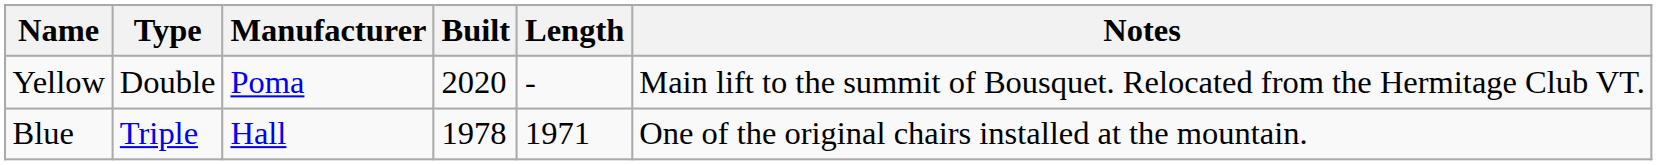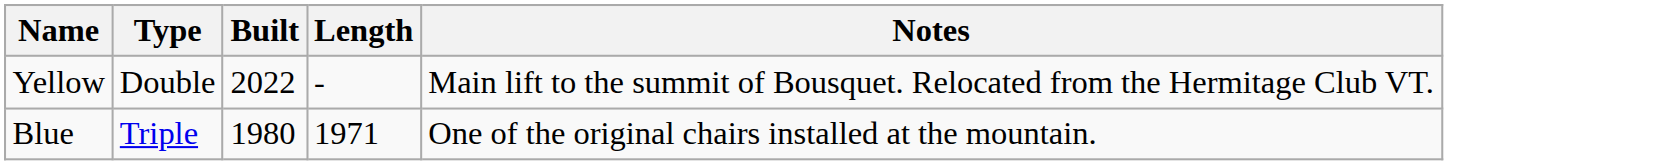- column: (328, 30)
(474, 81) 2020 -> (263, 81) 2022
(474, 133) 1978 -> (263, 133) 1980
